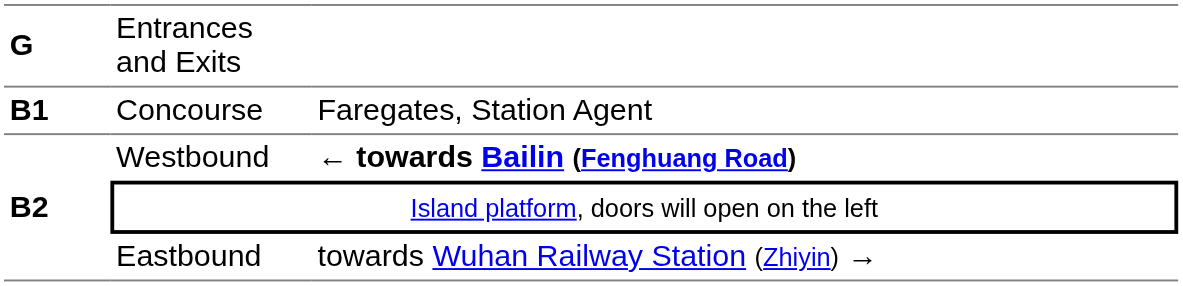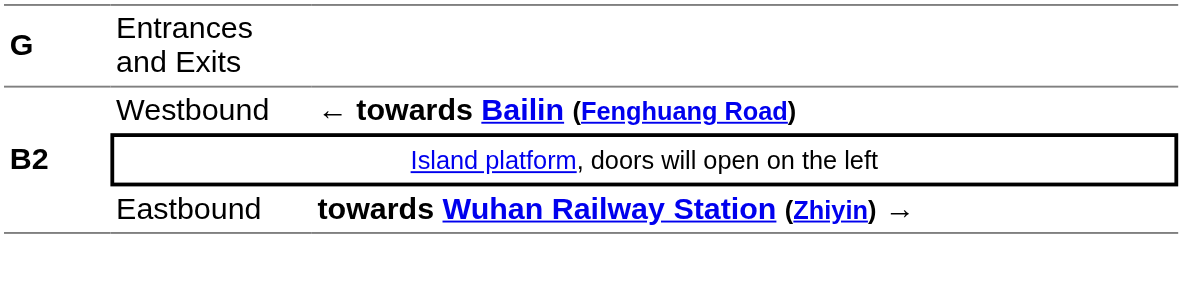- row: (190, 109)
(598, 256) normal -> (616, 208) bold
